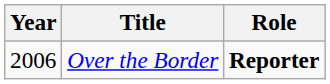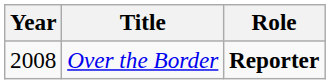(33, 59) 2006 -> (33, 59) 2008
